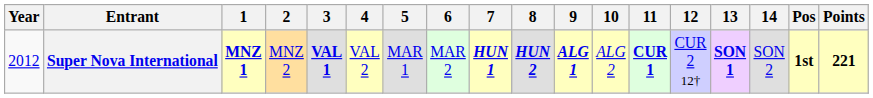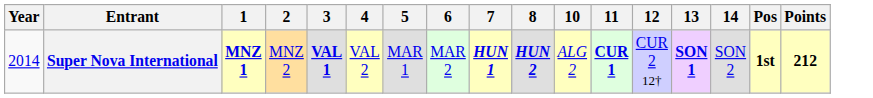- column: (573, 16)
(24, 61) 2012 -> (24, 61) 2014
(844, 61) 221 -> (805, 61) 212
